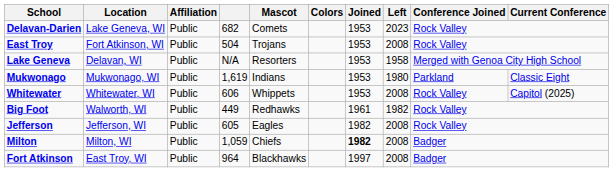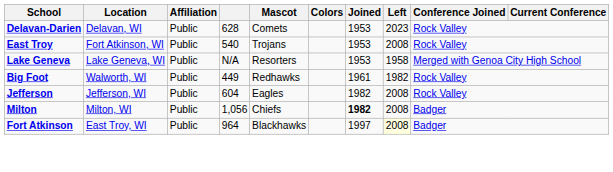(126, 28) Lake Geneva, WI -> (114, 28) Delavan, WI
(230, 28) 682 -> (230, 28) 628
(230, 45) 504 -> (230, 45) 540
(114, 61) Delavan, WI -> (126, 61) Lake Geneva, WI
- row: (36, 77)
- row: (34, 93)
(230, 126) 605 -> (230, 93) 604
(235, 142) 1,059 -> (235, 110) 1,056
(397, 158) no background -> (397, 126) lightyellow background
